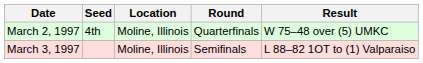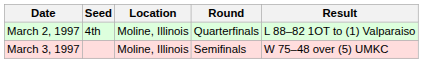(326, 31) W 75–48 over (5) UMKC -> (340, 31) L 88–82 1OT to (1) Valparaiso
(340, 49) L 88–82 1OT to (1) Valparaiso -> (326, 49) W 75–48 over (5) UMKC
